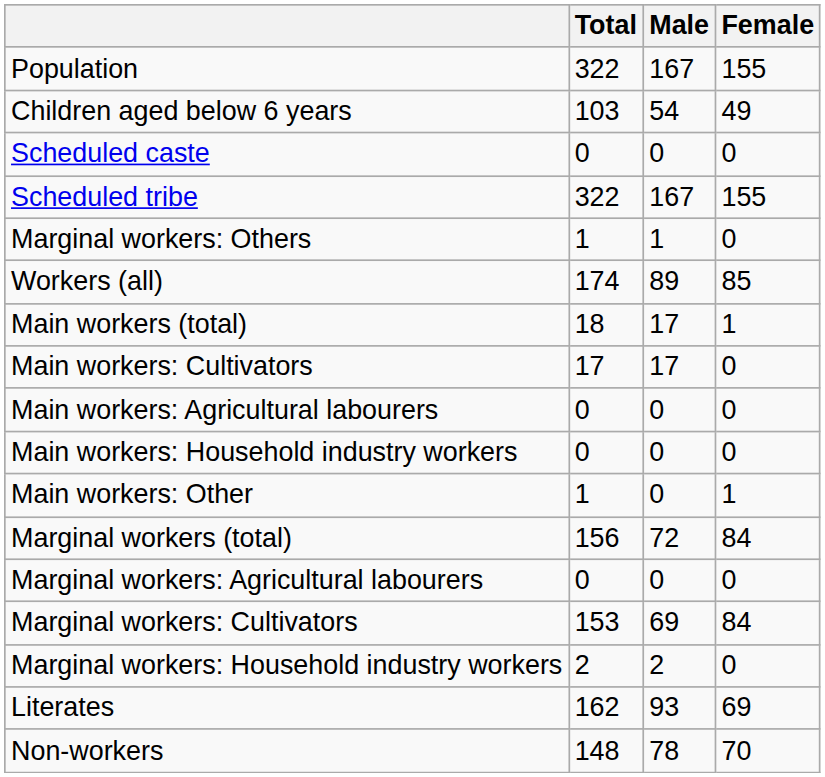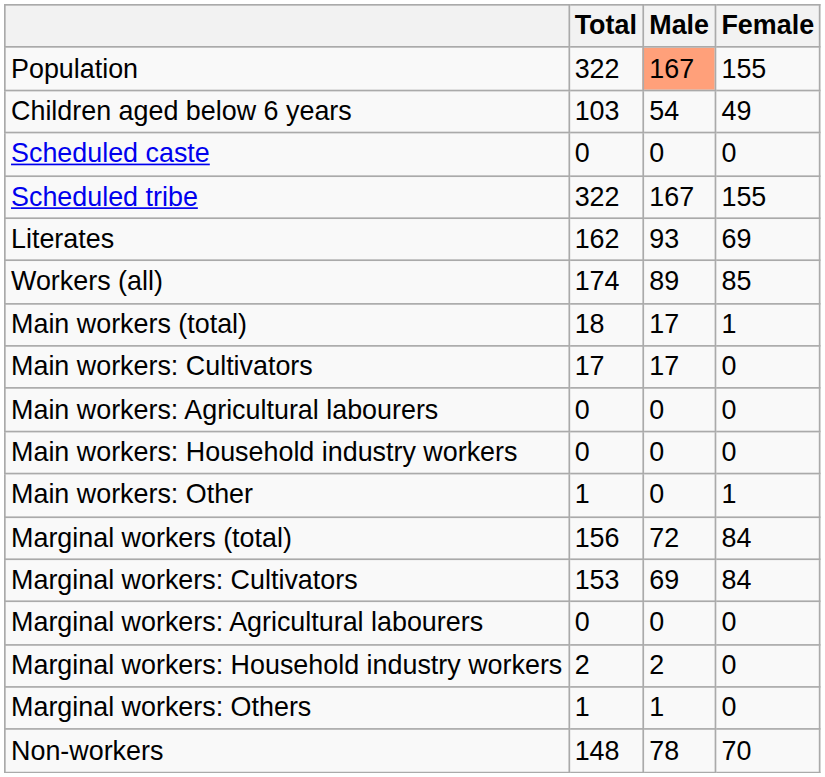(672, 68) no background -> (672, 68) lightsalmon background
rows swapped: (63, 707) <-> (161, 238)
rows swapped: (184, 622) <-> (247, 580)
